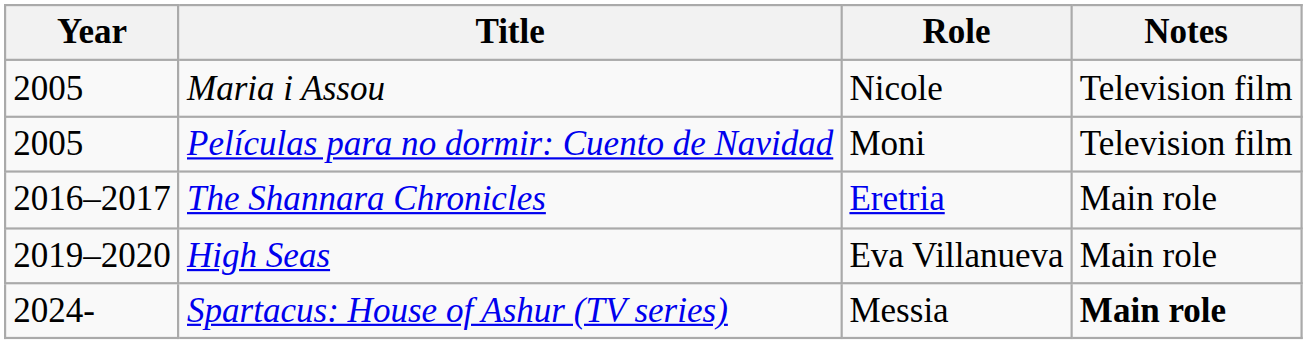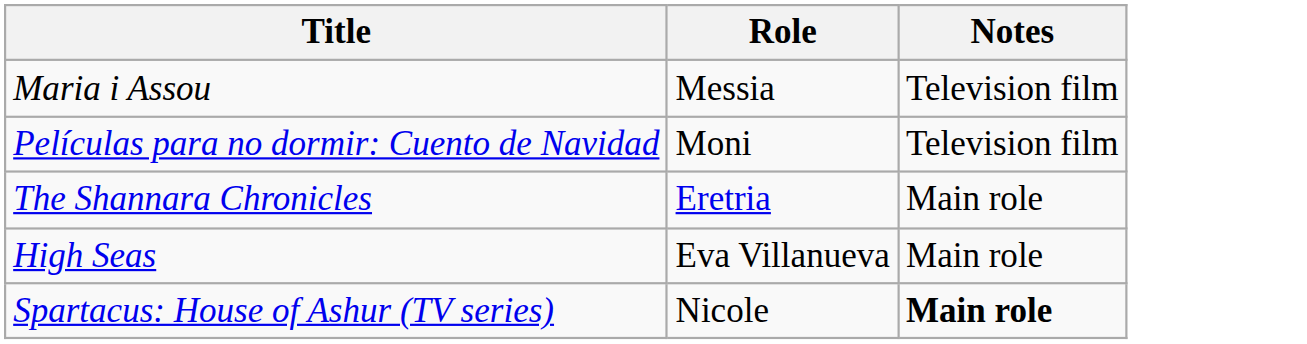- column: (92, 32)
(896, 87) Nicole -> (725, 87) Messia
(899, 310) Messia -> (722, 310) Nicole
